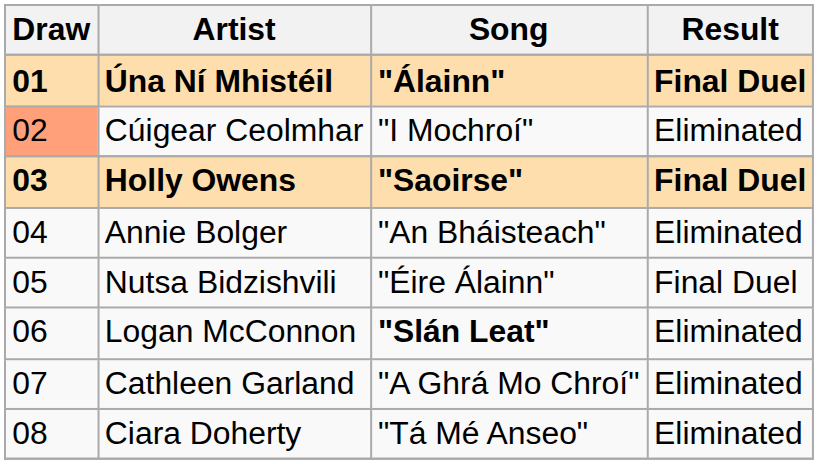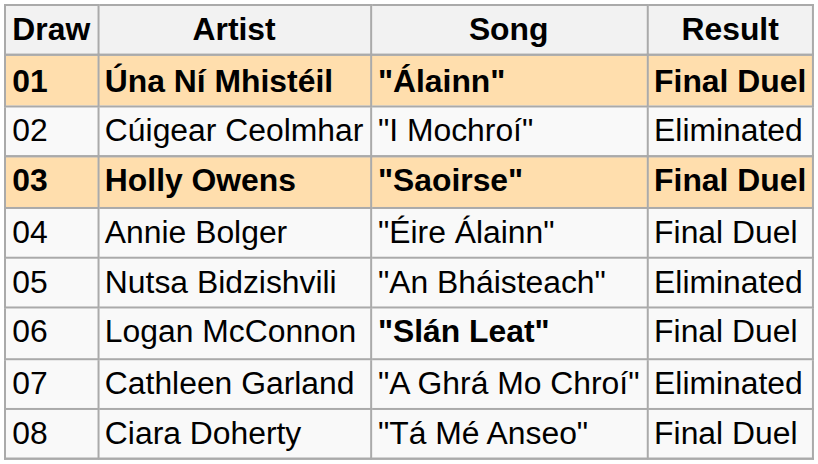(30, 130) lightsalmon background -> (30, 130) no background
(492, 231) "An Bháisteach" -> (466, 231) "Éire Álainn"
(728, 231) Eliminated -> (726, 231) Final Duel
(466, 282) "Éire Álainn" -> (492, 282) "An Bháisteach"
(726, 282) Final Duel -> (728, 282) Eliminated
(728, 332) Eliminated -> (726, 332) Final Duel
(728, 433) Eliminated -> (726, 433) Final Duel
